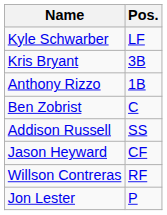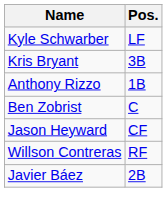- row: (59, 130)
- row: (41, 198)
+ row: (45, 175)
